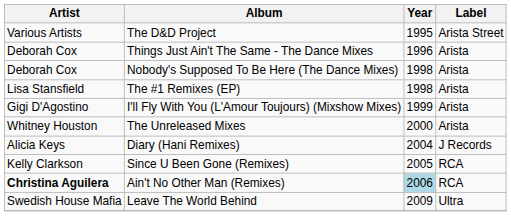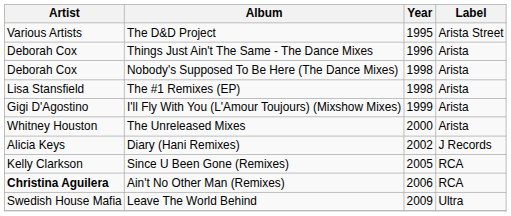(420, 145) 2004 -> (420, 145) 2002
(420, 182) lightblue background -> (420, 182) no background
